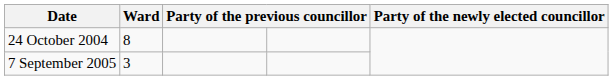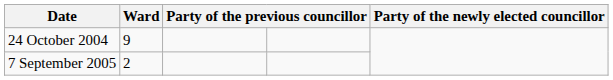(127, 39) 8 -> (127, 39) 9
(127, 63) 3 -> (127, 63) 2
